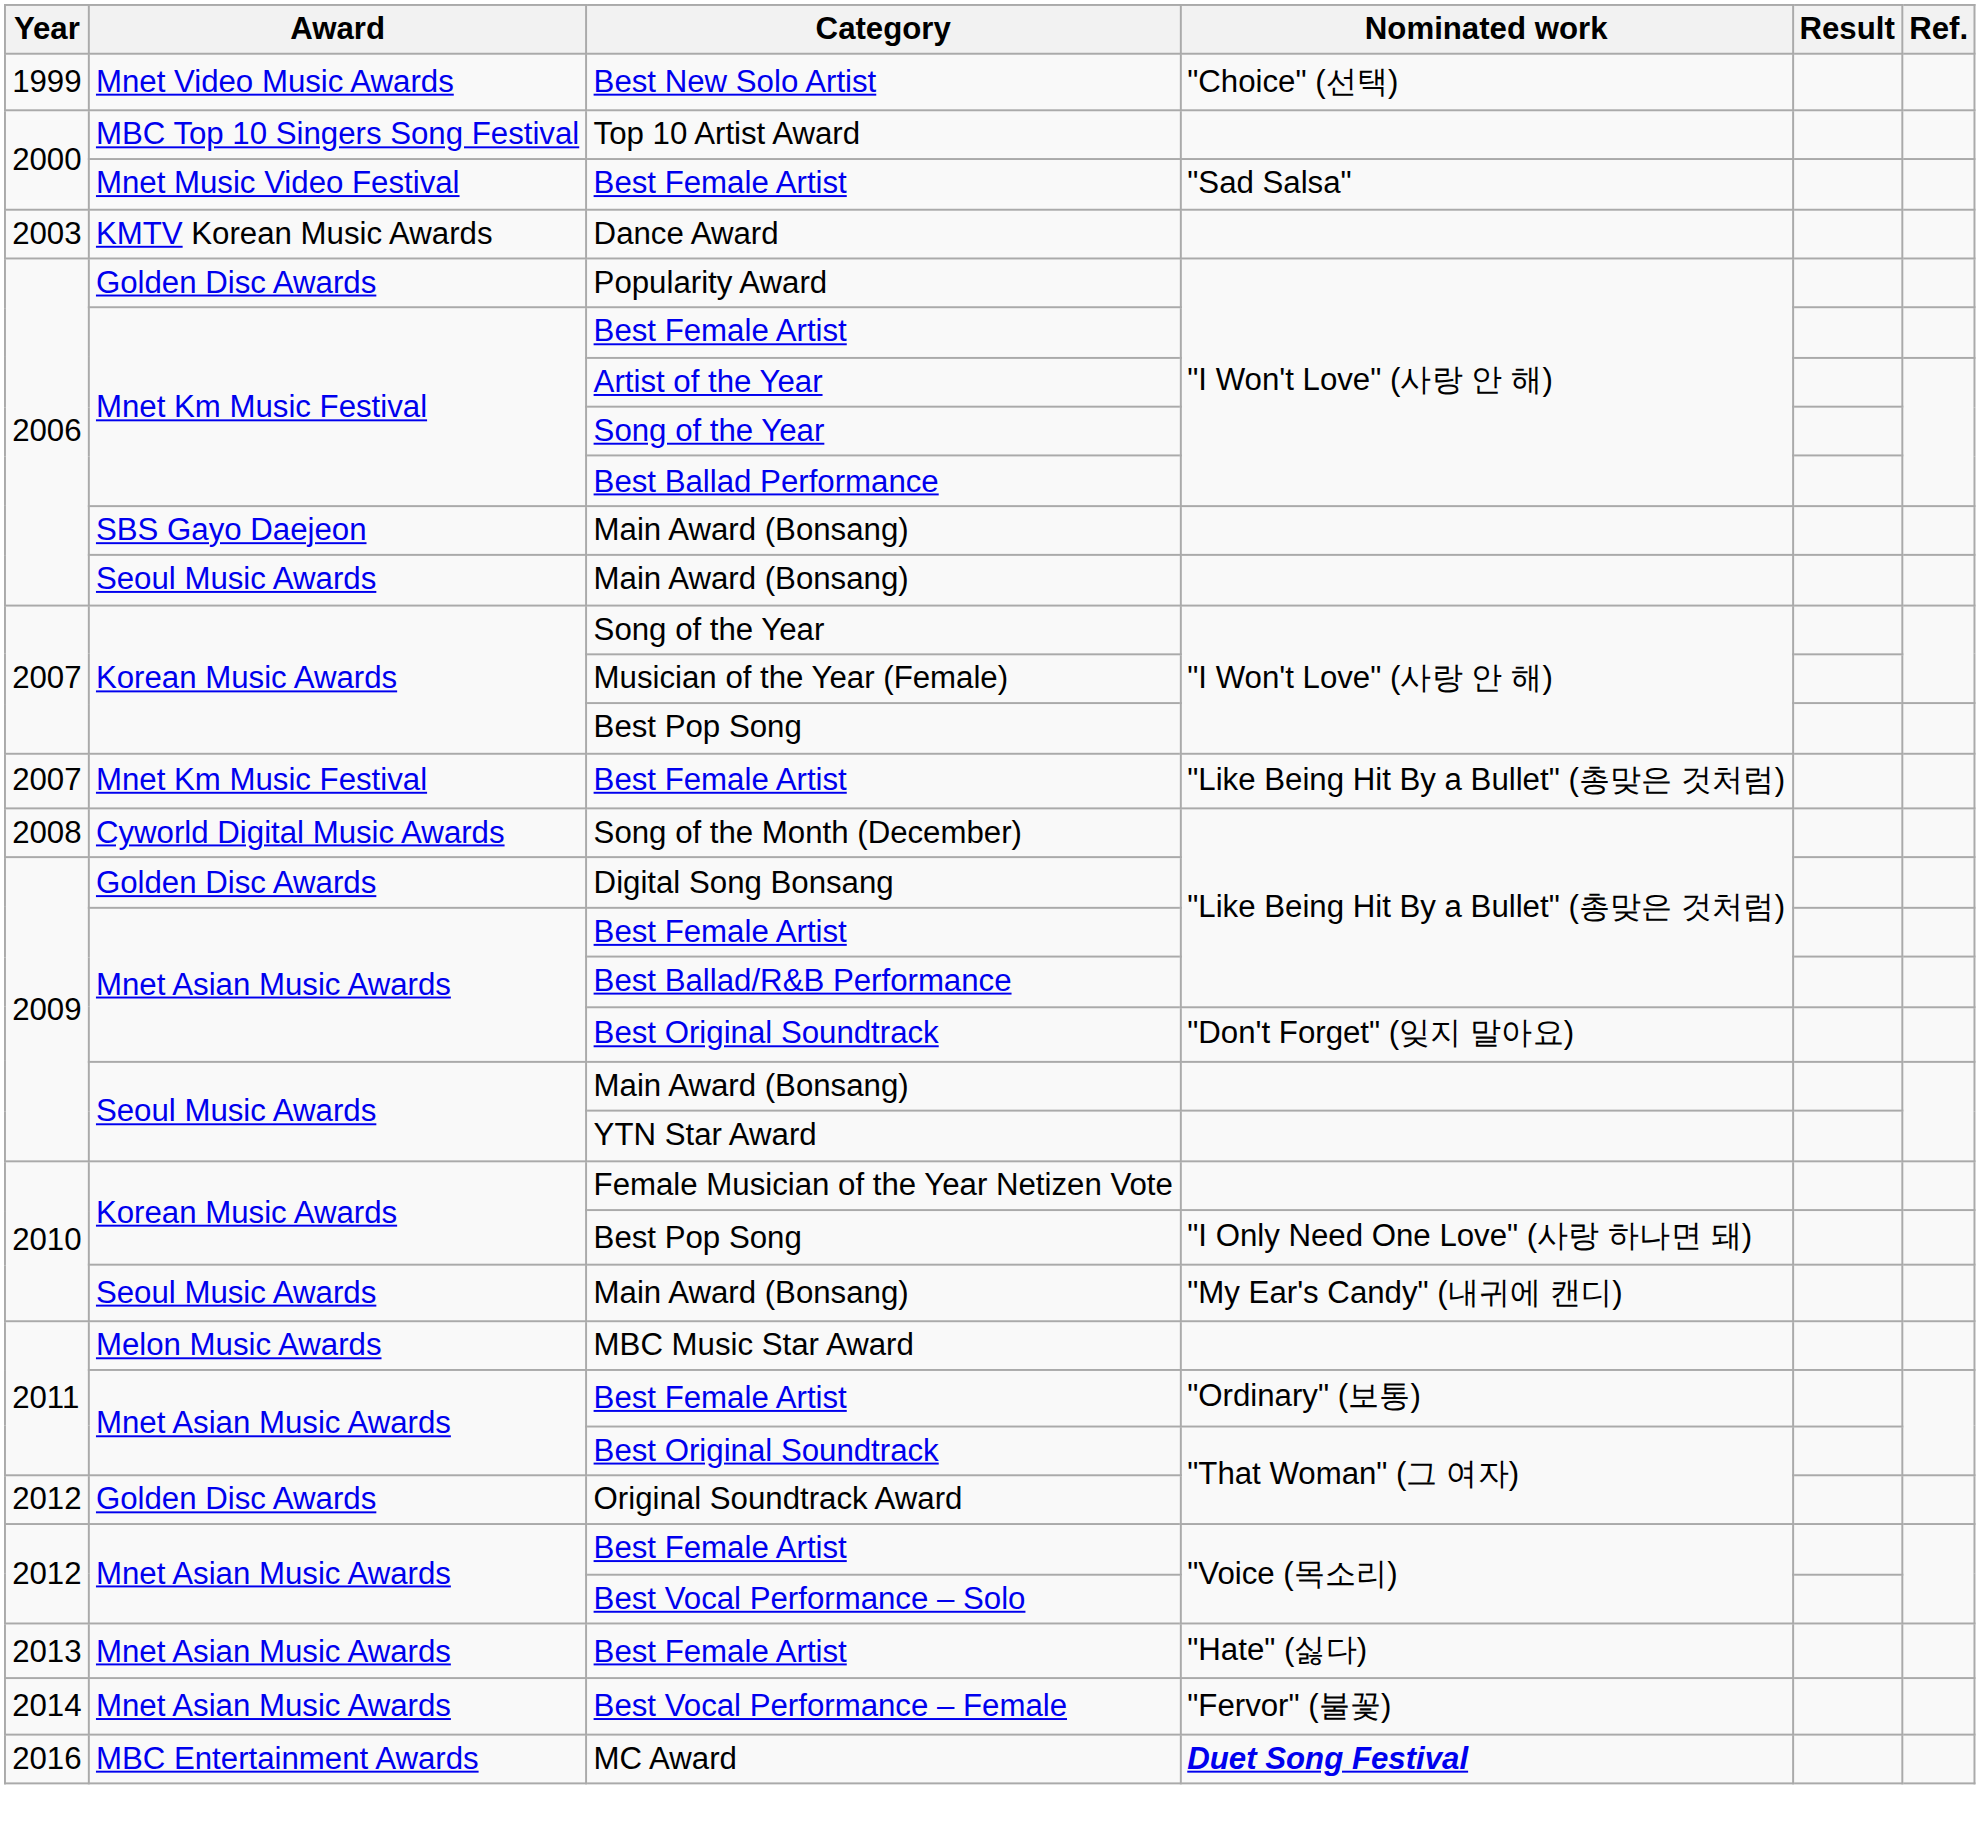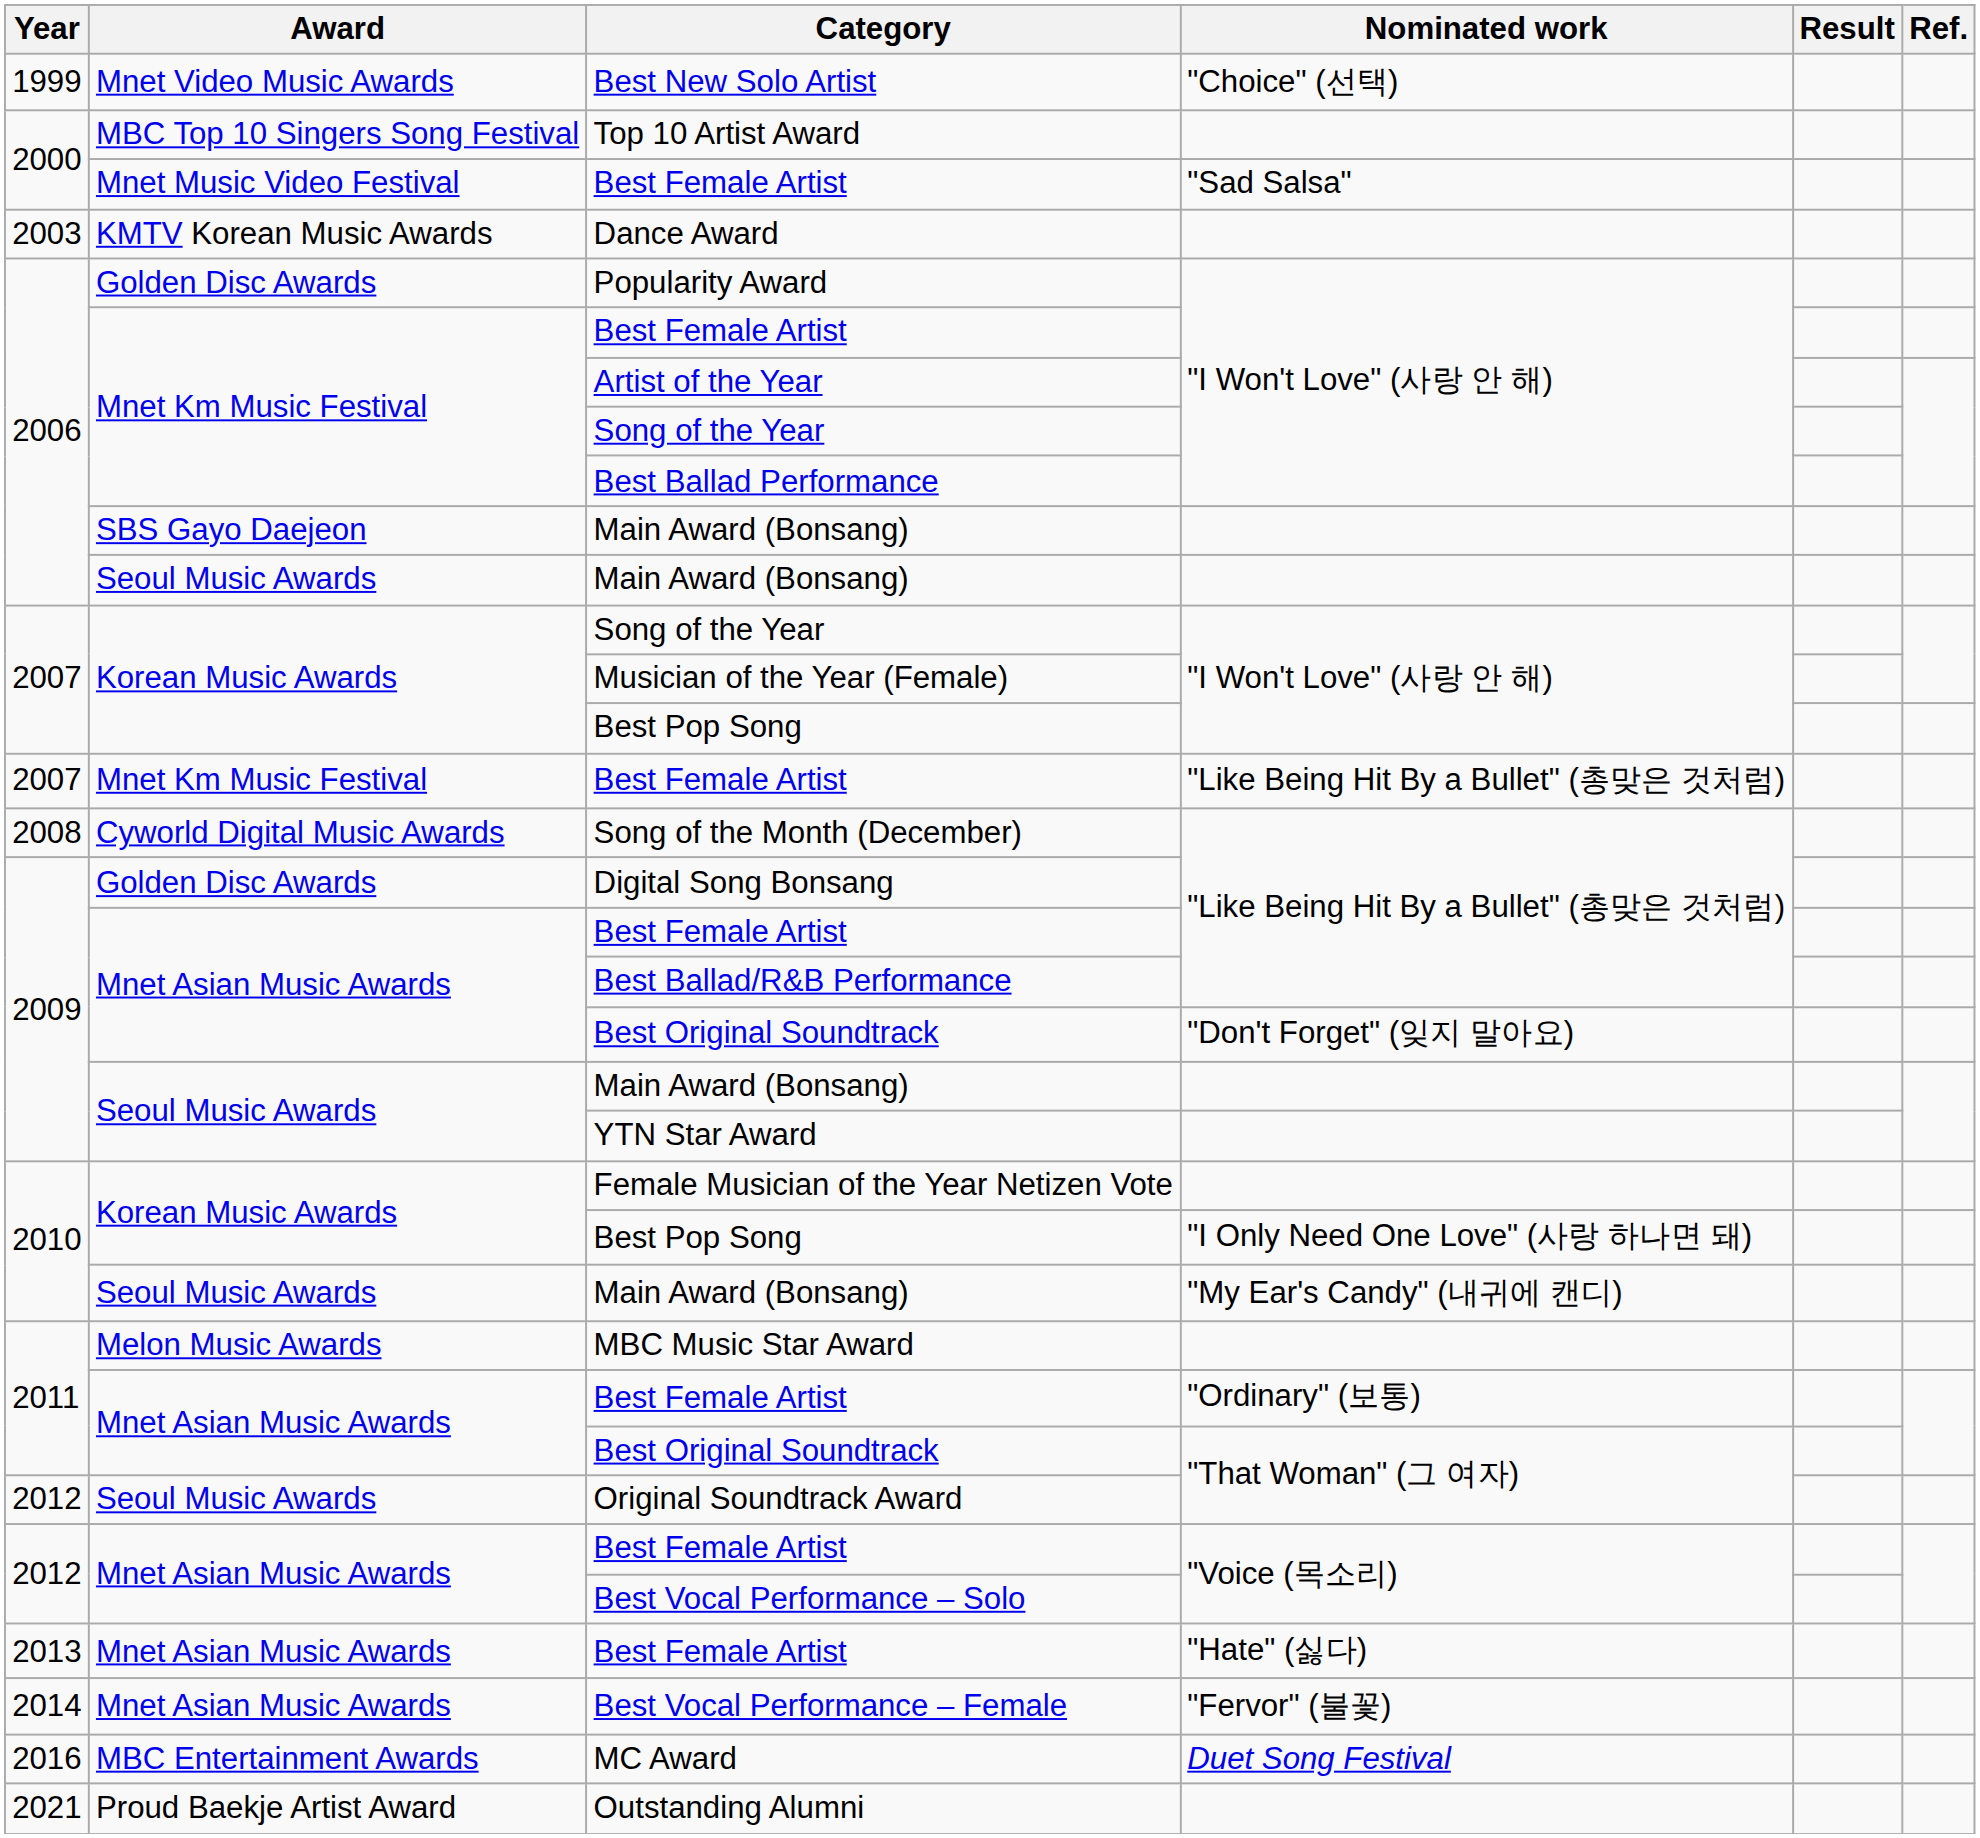(236, 1499) Golden Disc Awards -> (236, 1499) Seoul Music Awards
(1328, 1758) bold -> (1319, 1758) normal
+ row: (47, 1807)
